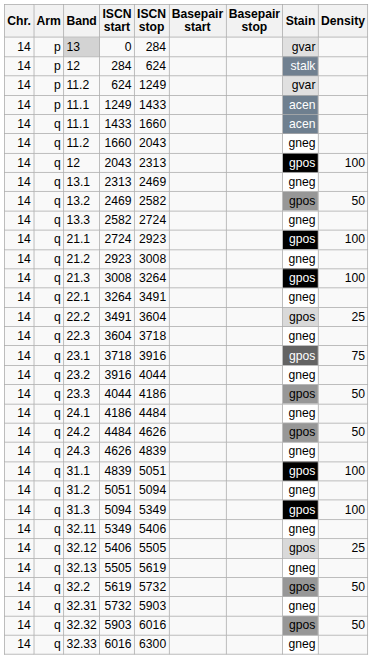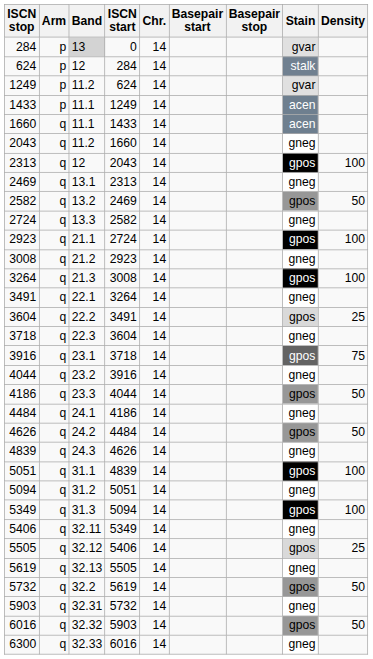columns swapped: (19, 20) <-> (152, 20)
